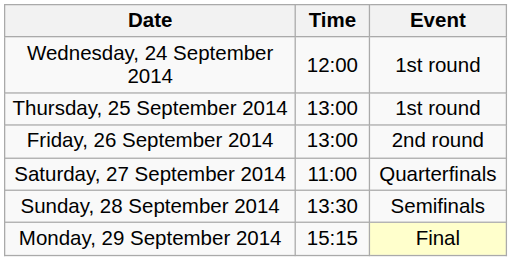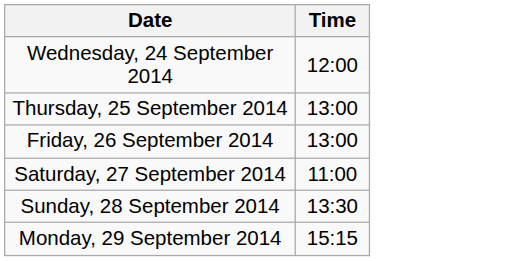- column: (438, 20)
